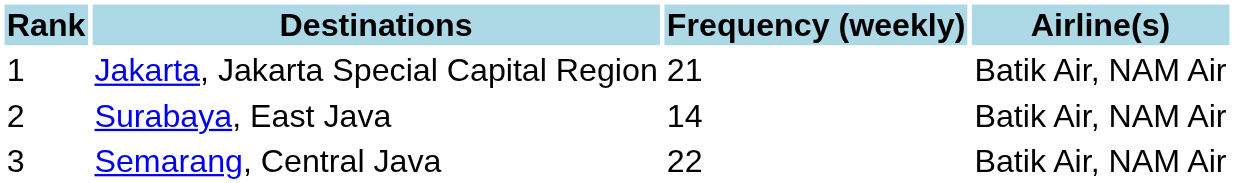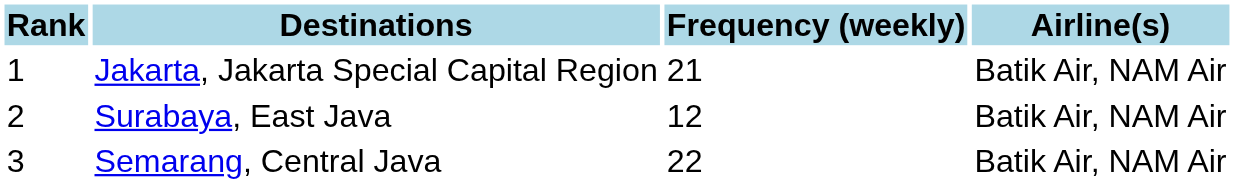(685, 115) 14 -> (685, 115) 12
